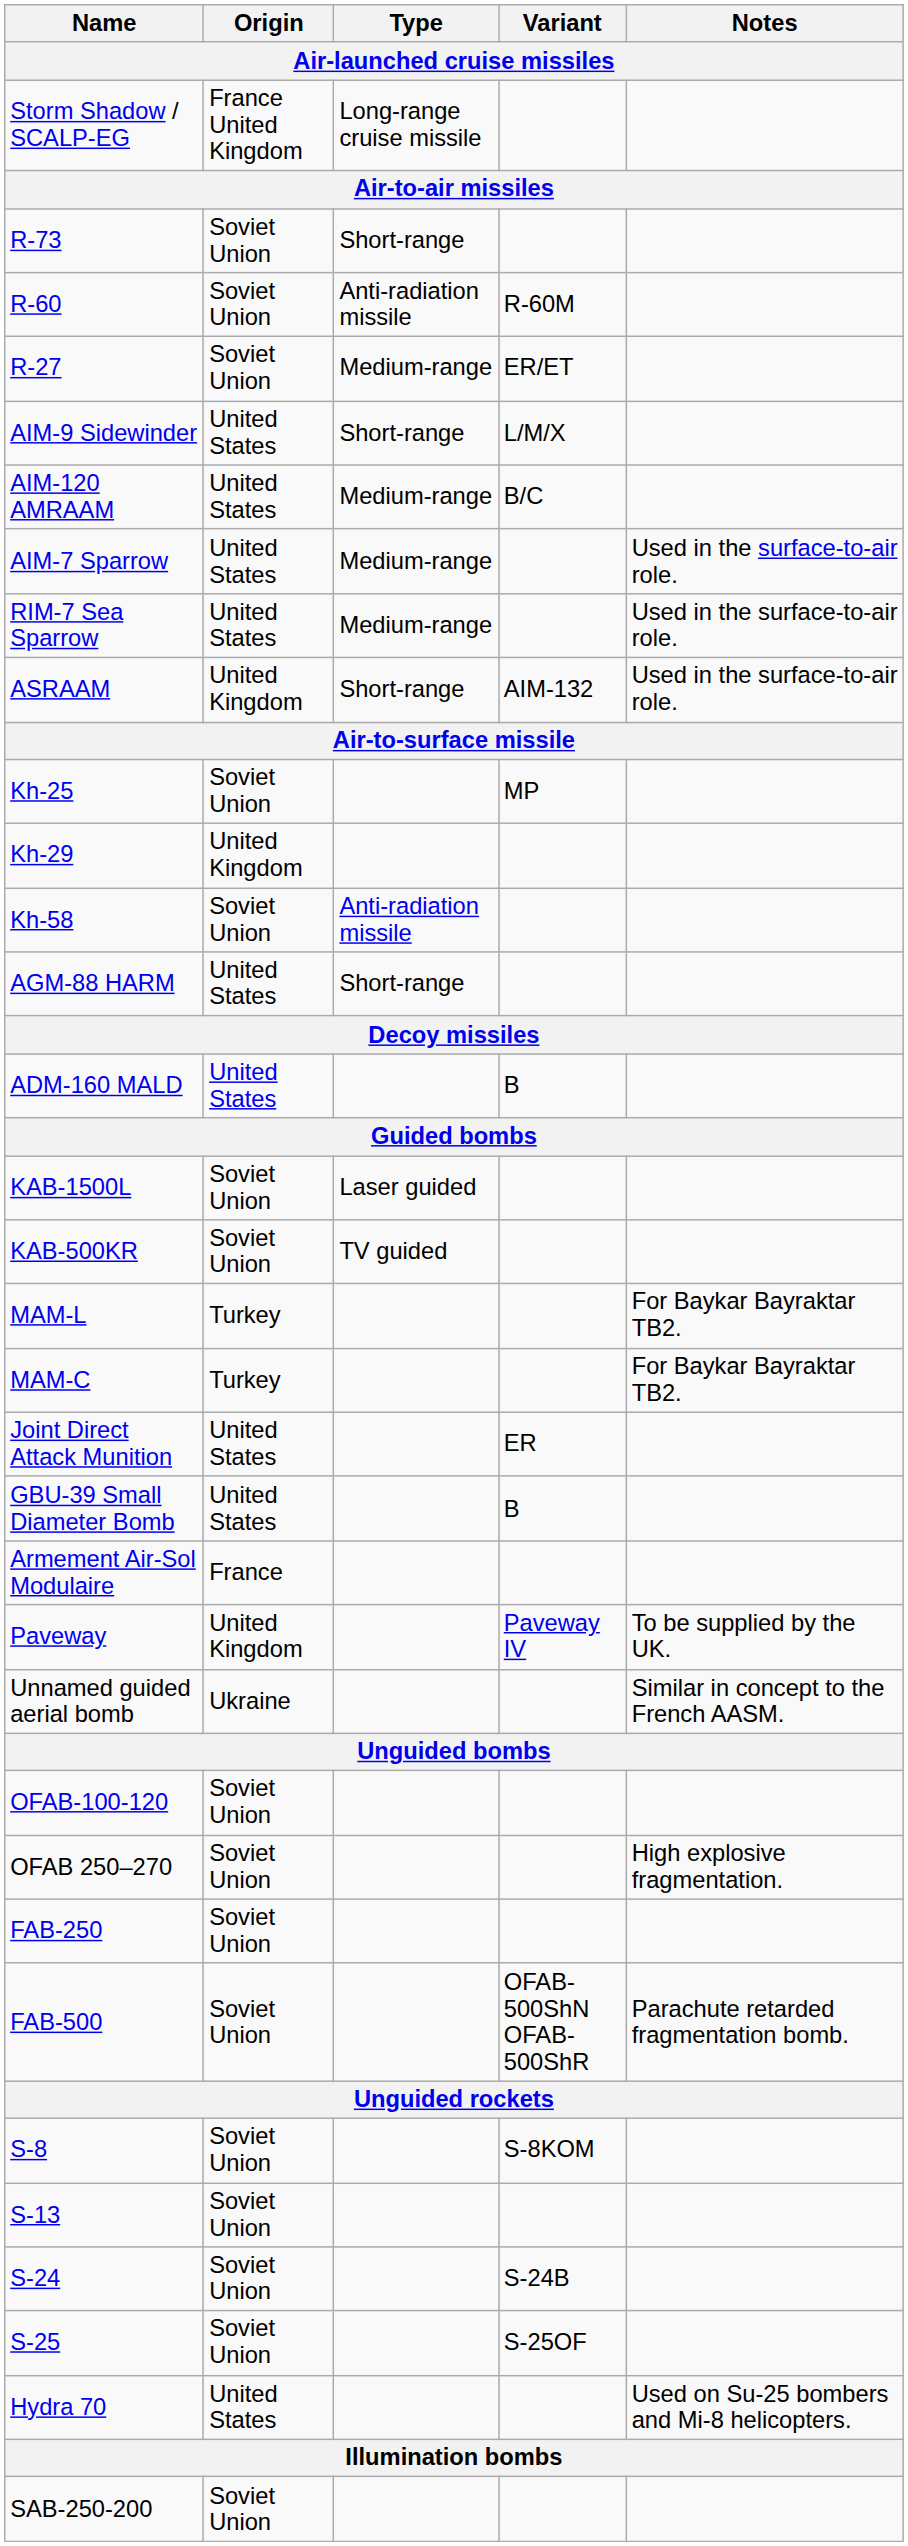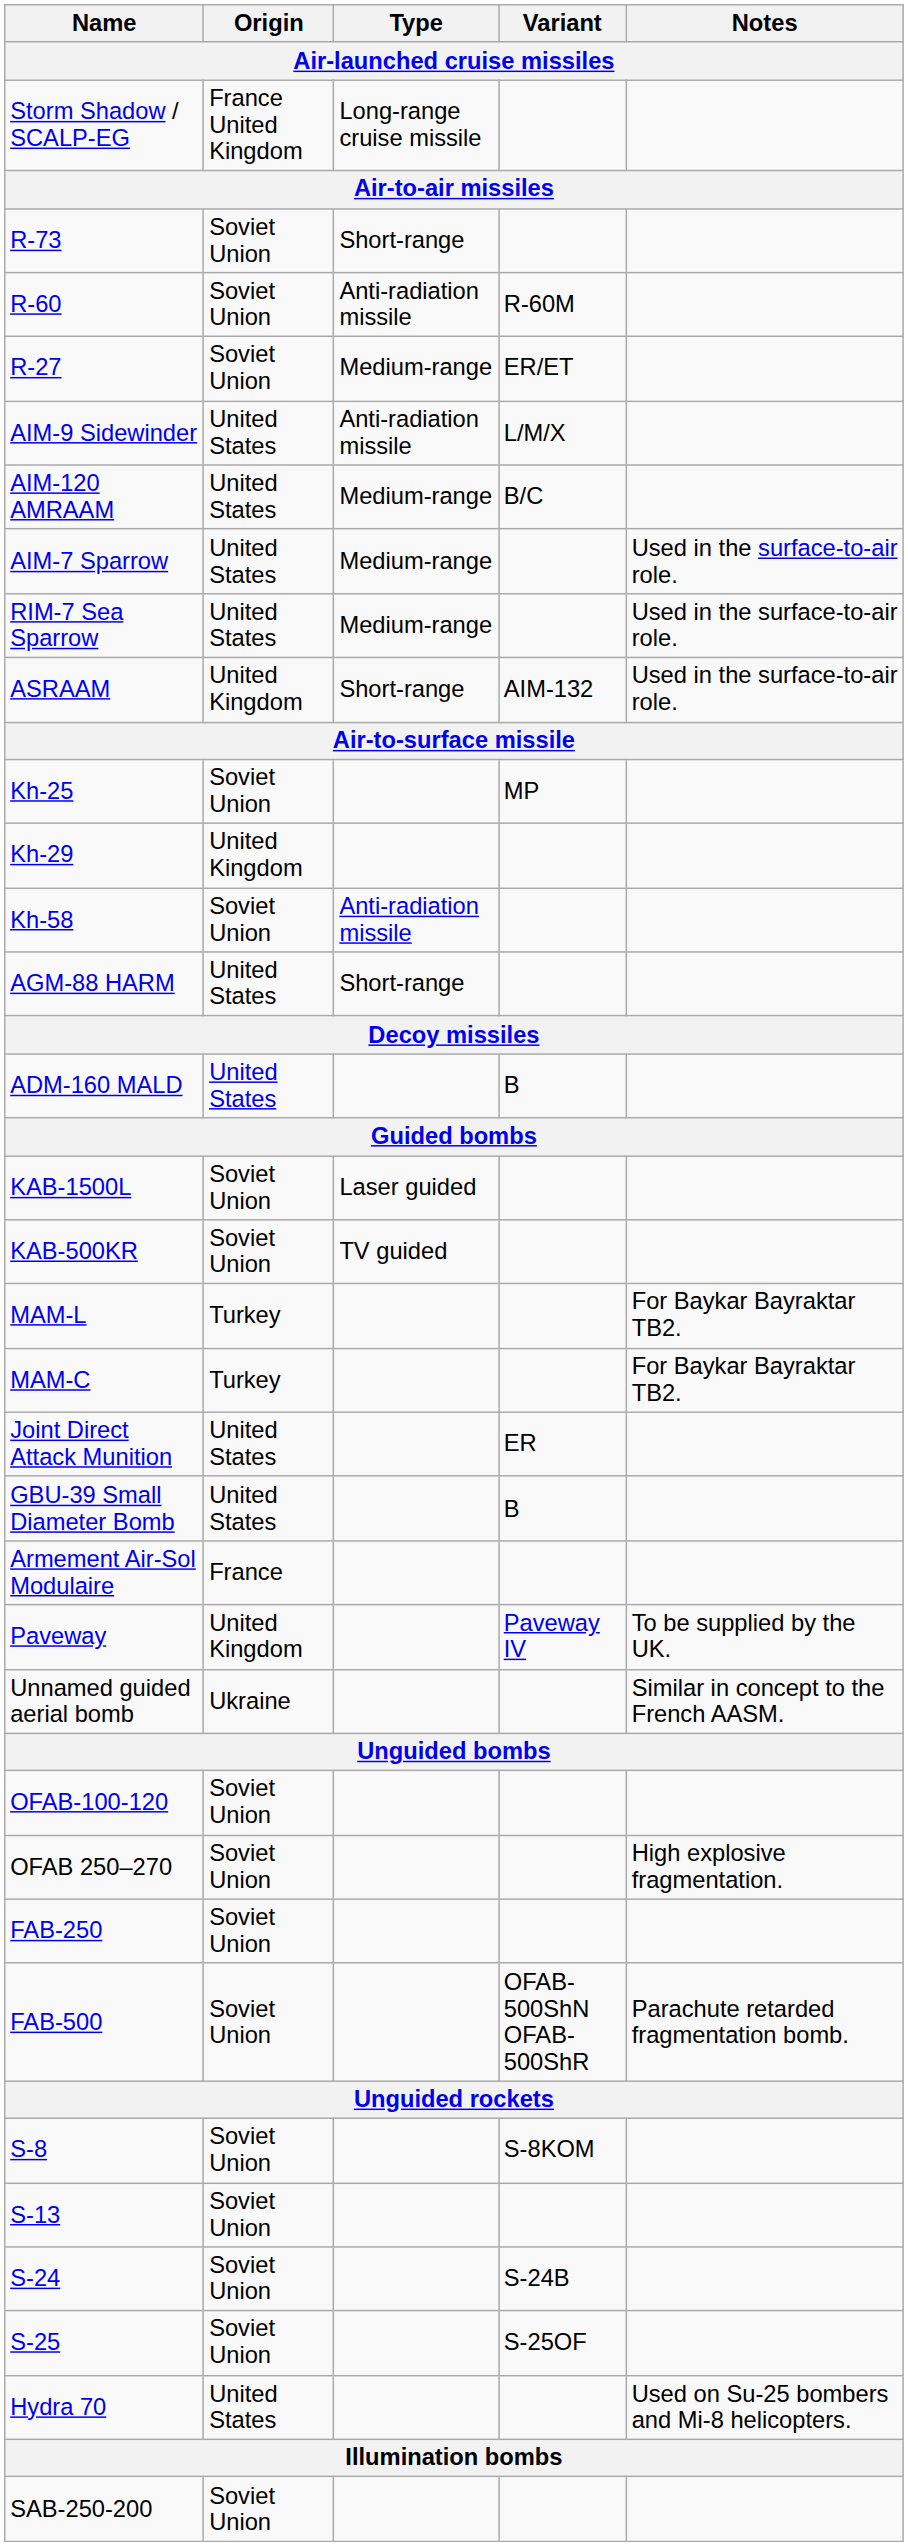(402, 432) Short-range -> (409, 432) Anti-radiation missile
